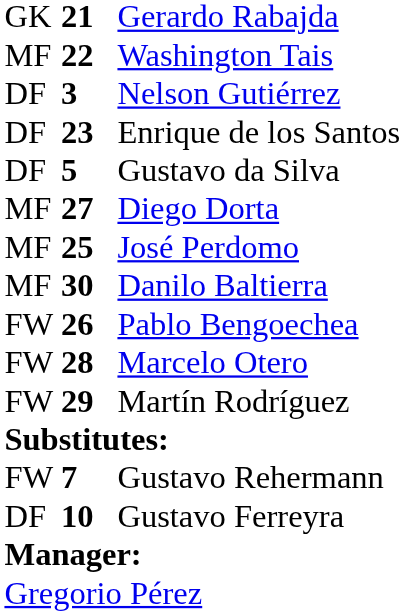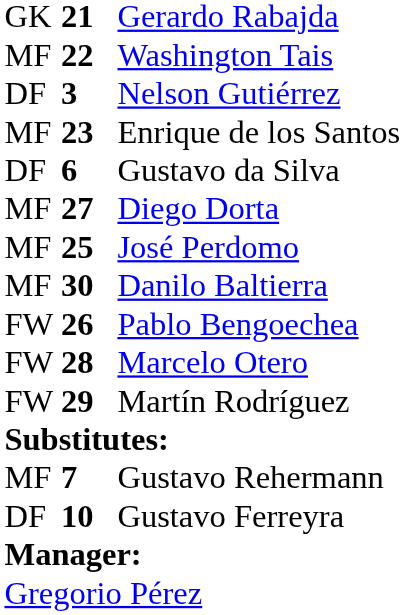(25, 131) DF -> (28, 131) MF
(69, 170) 5 -> (69, 170) 6
(29, 477) FW -> (28, 477) MF
